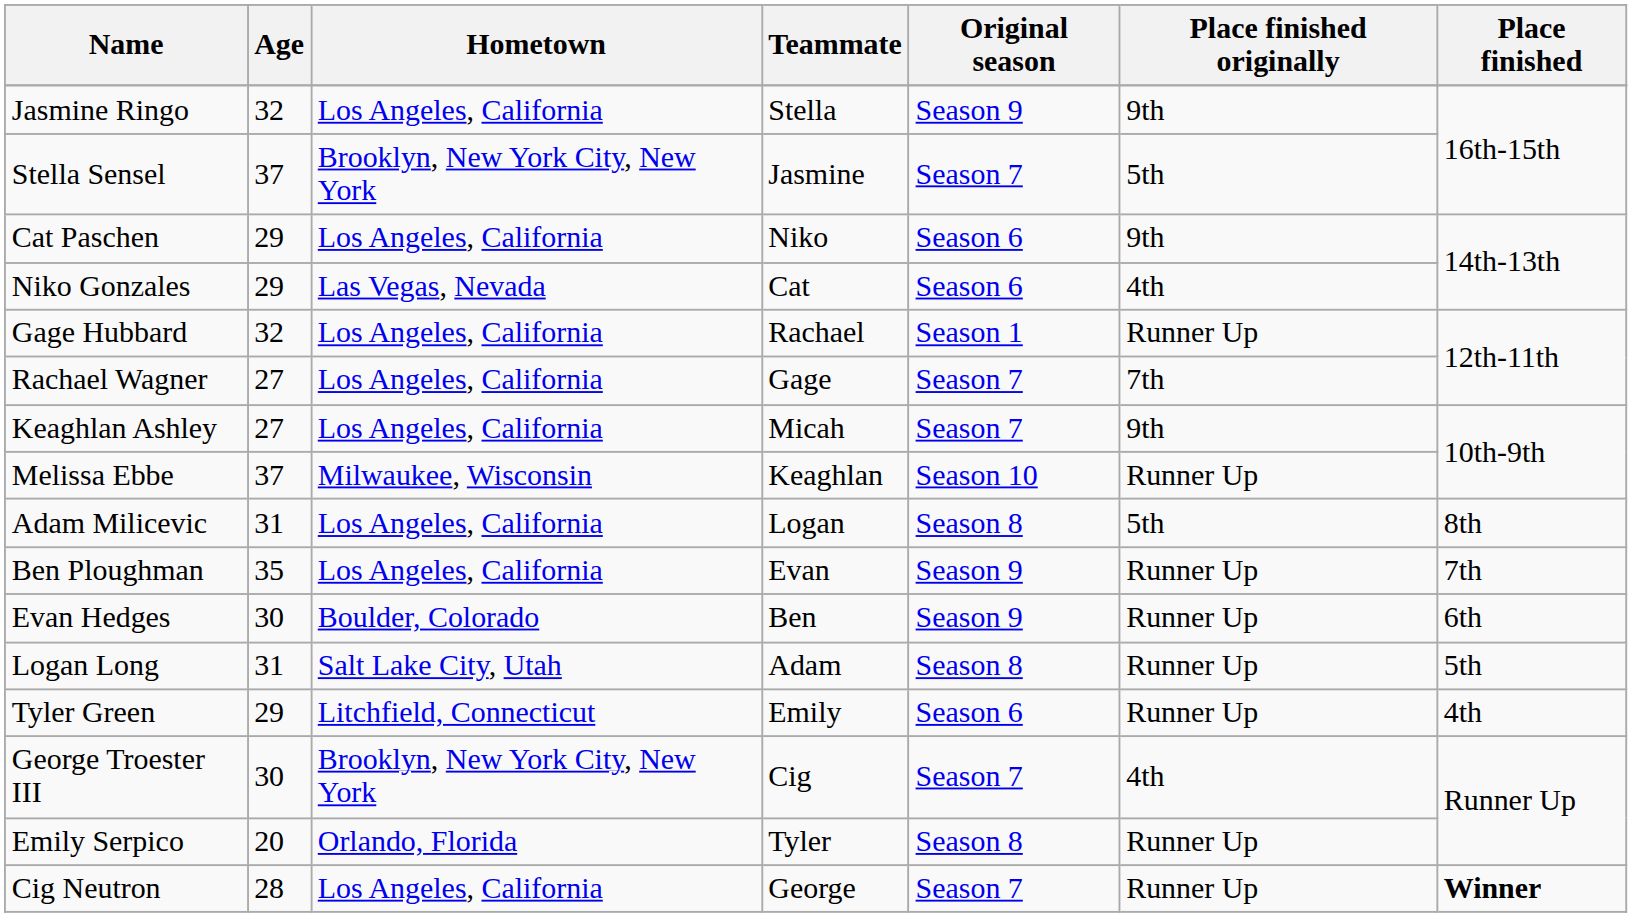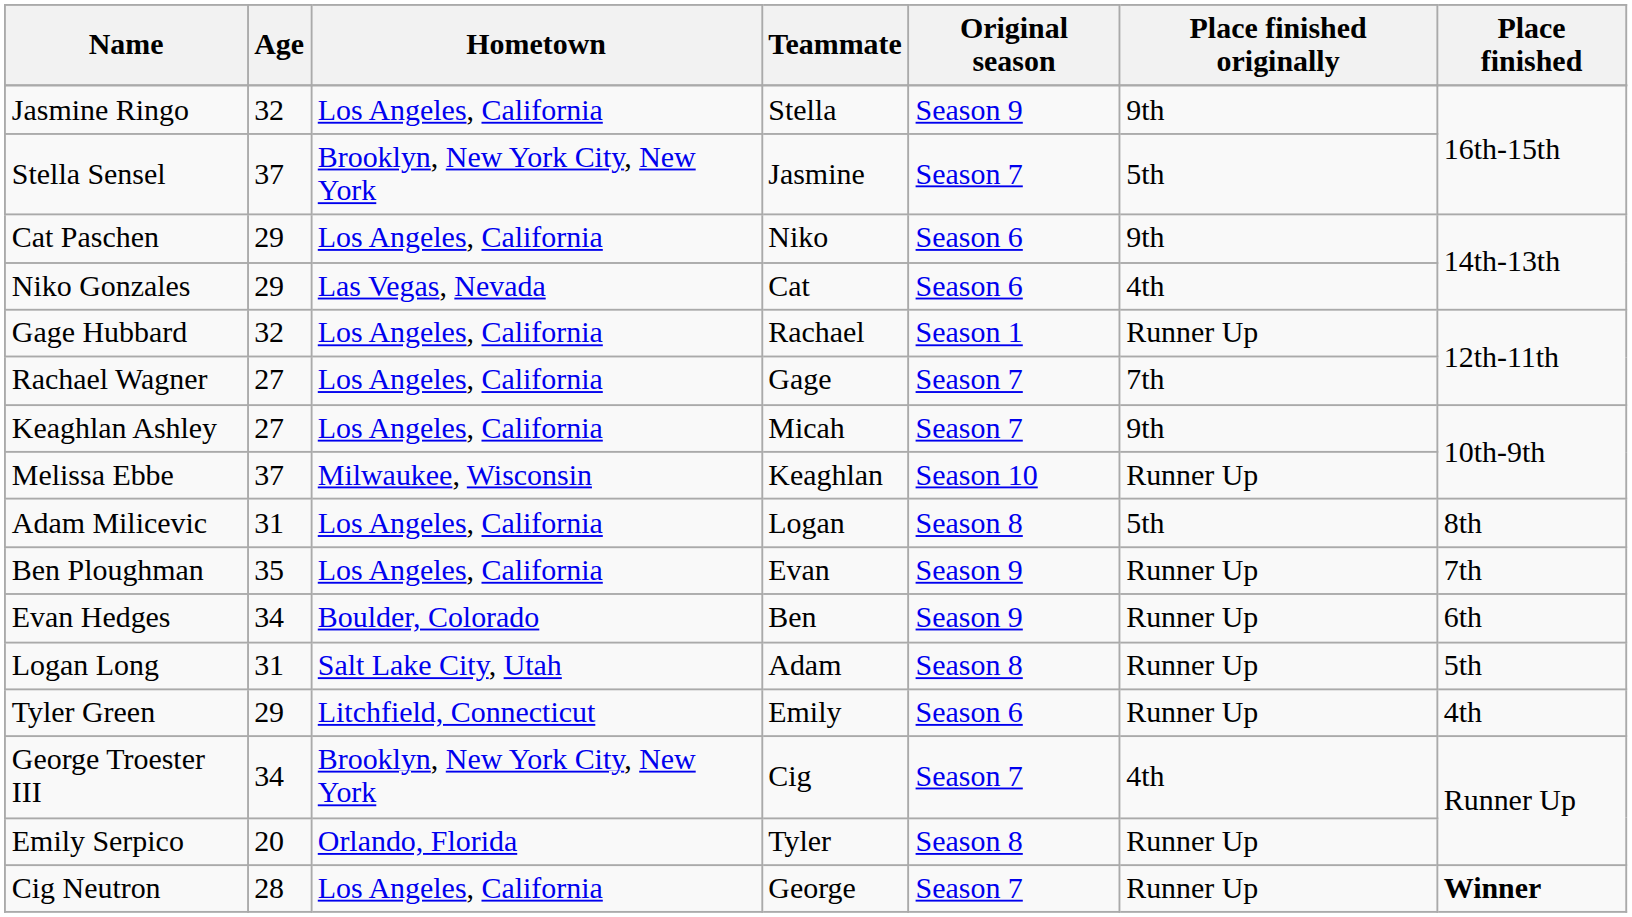(269, 617) 30 -> (269, 617) 34
(269, 776) 30 -> (269, 776) 34
